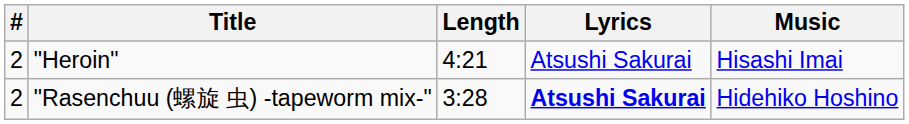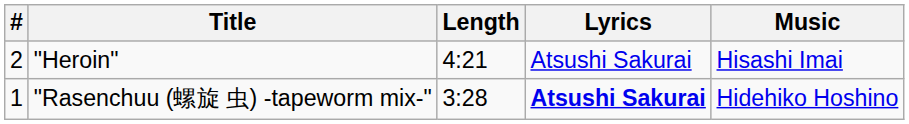(17, 98) 2 -> (17, 98) 1
